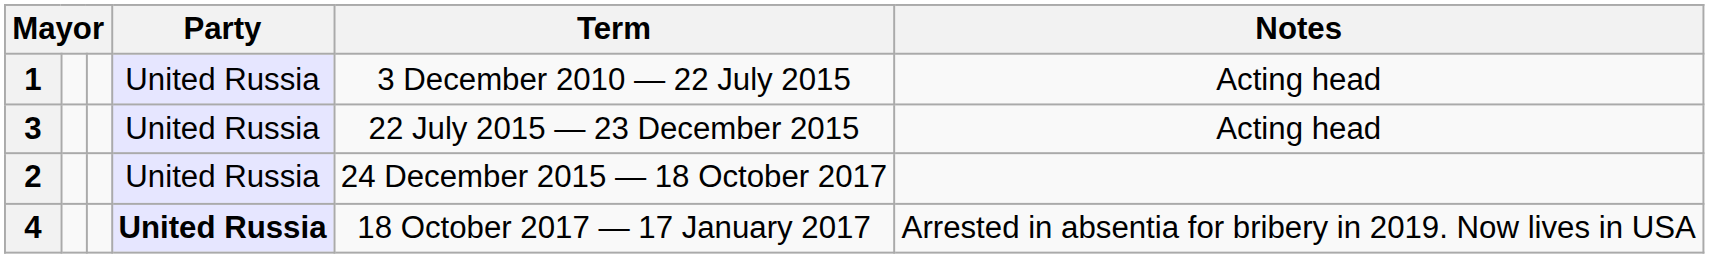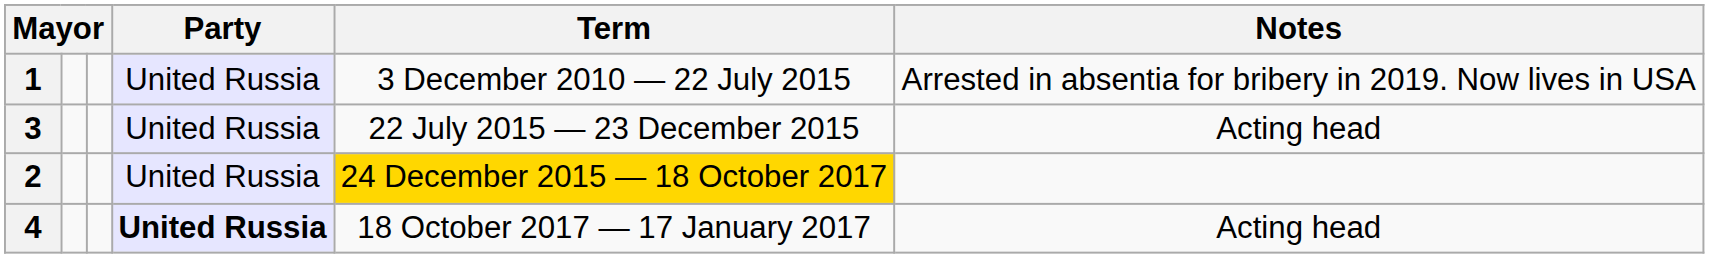(1299, 78) Acting head -> (1299, 78) Arrested in absentia for bribery in 2019. Now lives in USA
(614, 177) no background -> (614, 177) gold background
(1299, 227) Arrested in absentia for bribery in 2019. Now lives in USA -> (1299, 227) Acting head
